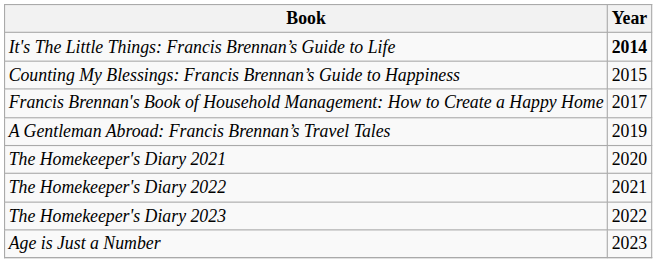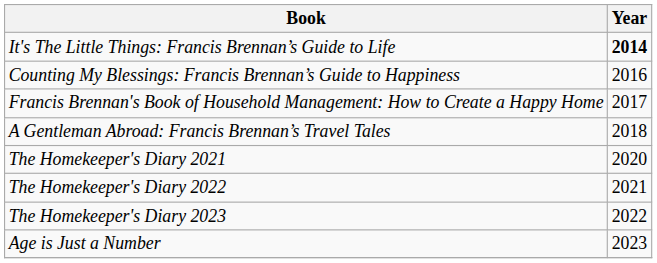(629, 74) 2015 -> (629, 74) 2016
(629, 131) 2019 -> (629, 131) 2018
